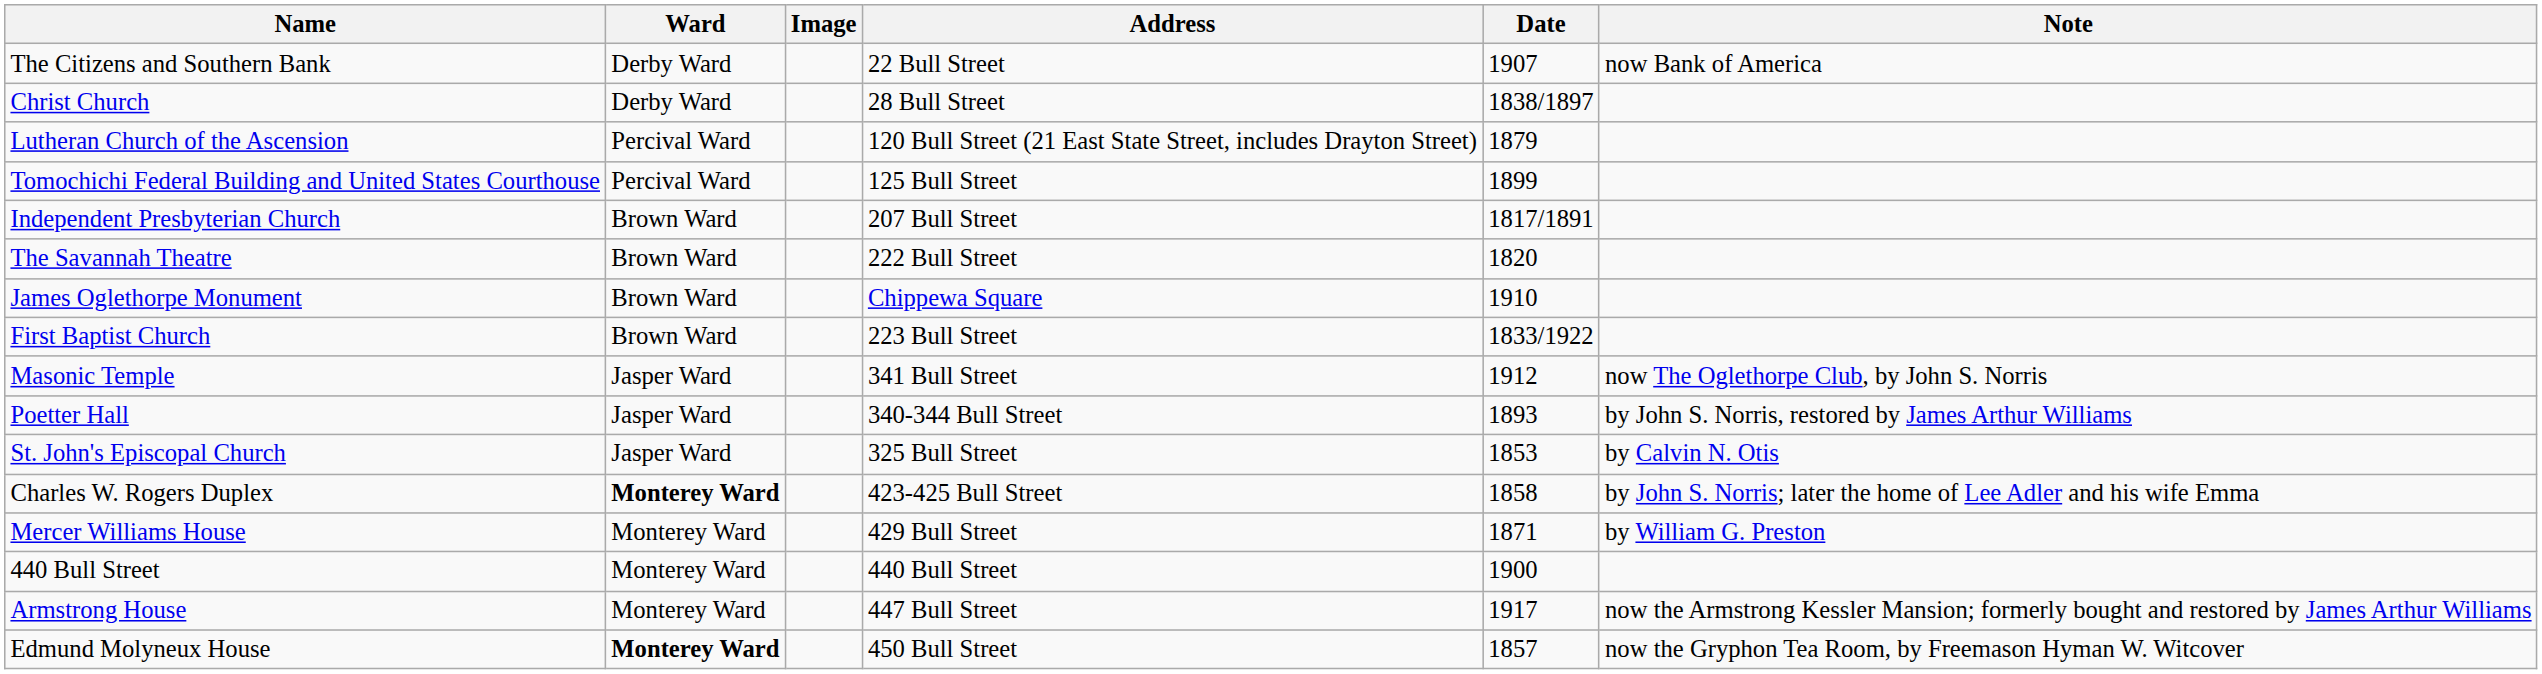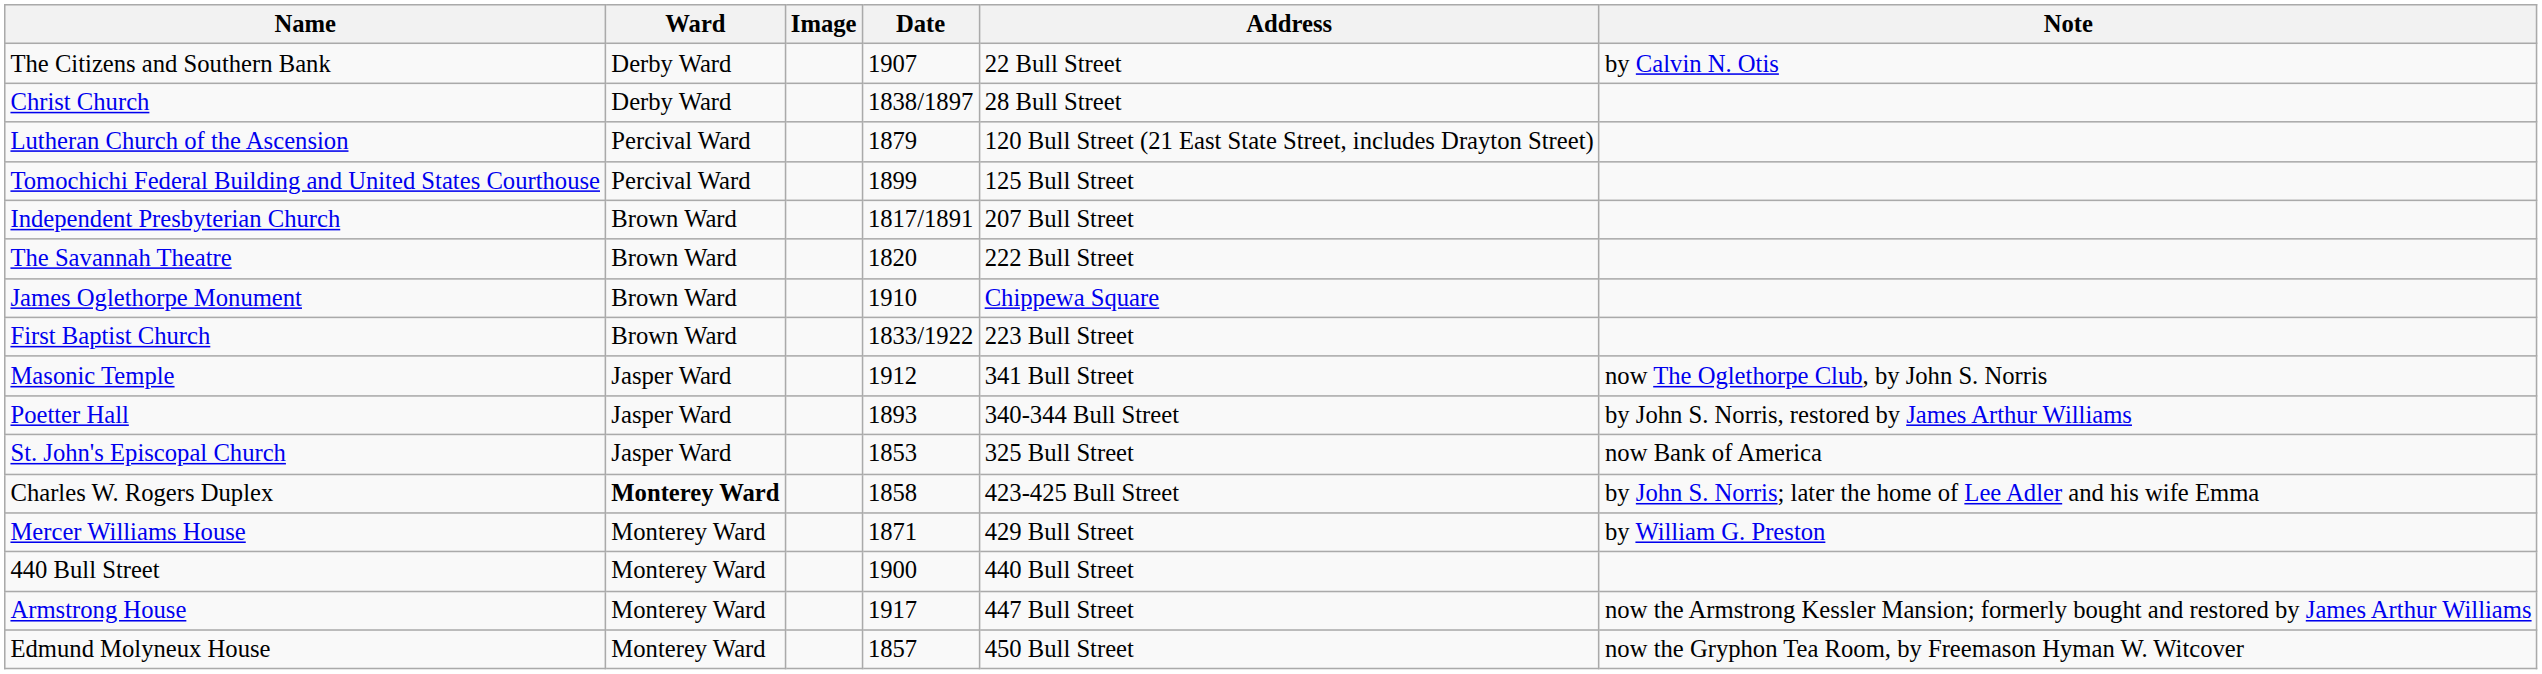columns swapped: (1172, 24) <-> (1541, 24)
(1714, 63) now Bank of America -> (1692, 63) by Calvin N. Otis
(1692, 453) by Calvin N. Otis -> (1714, 453) now Bank of America
(695, 649) bold -> (688, 649) normal
